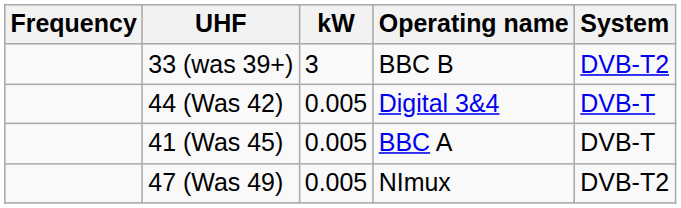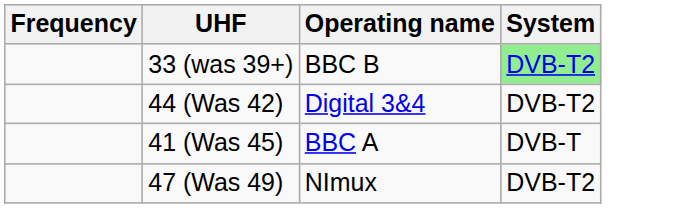- column: (336, 24)
(625, 63) no background -> (551, 63) lightgreen background
(618, 103) DVB-T -> (551, 103) DVB-T2
